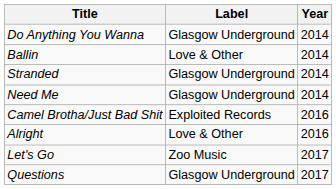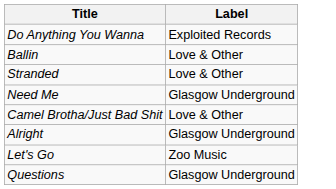- column: (315, 14)
(232, 34) Glasgow Underground -> (220, 34) Exploited Records
(232, 74) Glasgow Underground -> (206, 74) Love & Other
(220, 114) Exploited Records -> (206, 114) Love & Other
(206, 134) Love & Other -> (232, 134) Glasgow Underground
